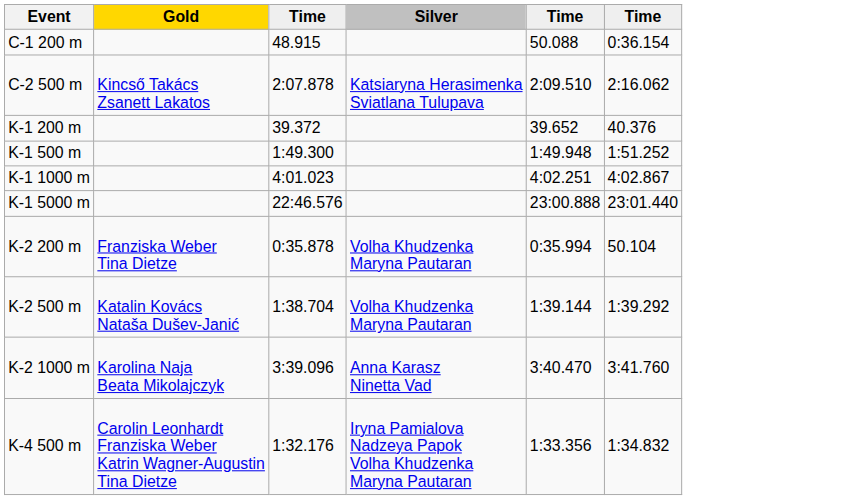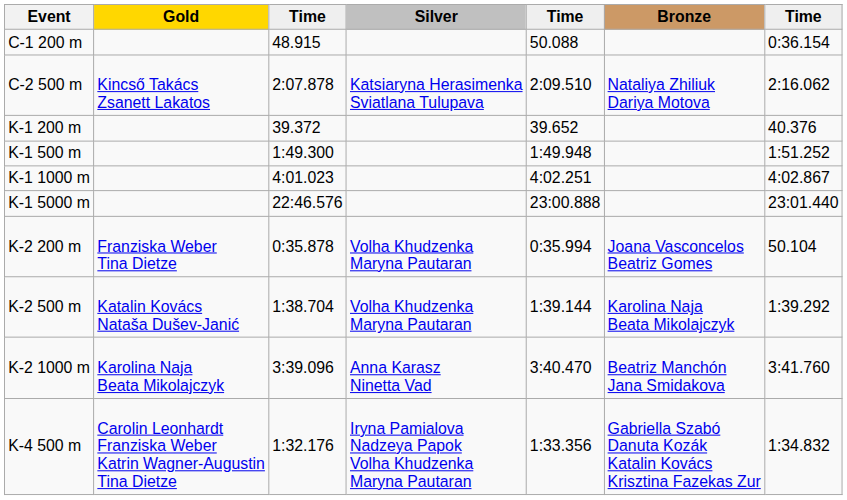+ column: (684, 17)
